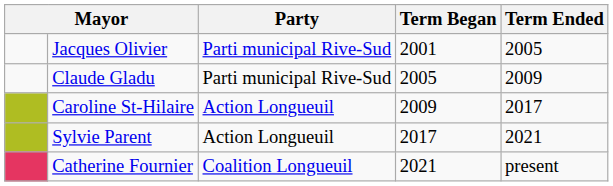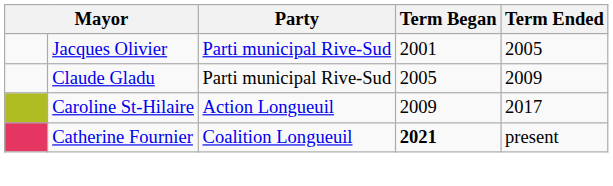- row: (102, 136)
(418, 166) normal -> (418, 136) bold
